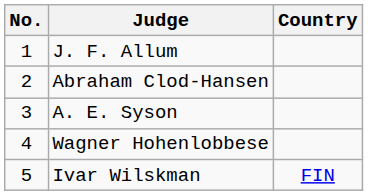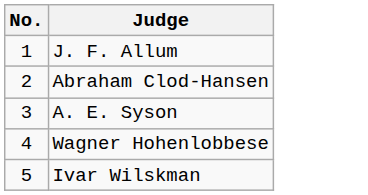- column: (318, 20)
